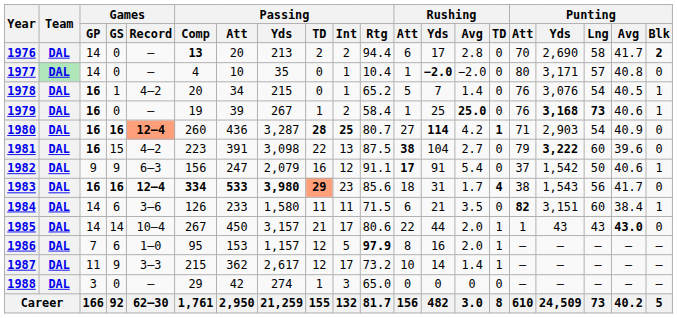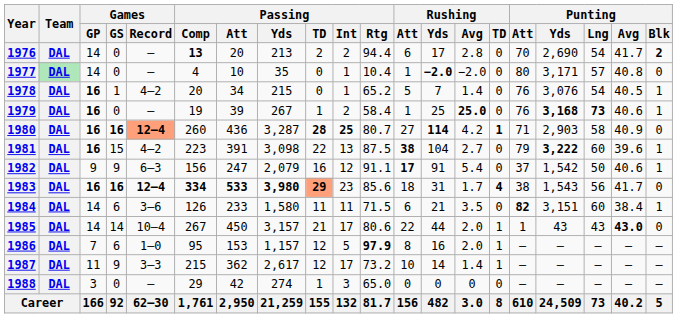(598, 53) 58 -> (598, 53) 54
(598, 130) 54 -> (598, 130) 58
(659, 149) 0 -> (659, 149) 1
